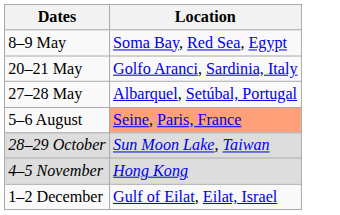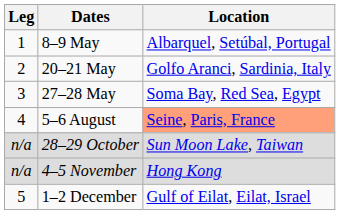+ column: (21, 17)
(200, 42) Soma Bay, Red Sea, Egypt -> (239, 42) Albarquel, Setúbal, Portugal
(205, 94) Albarquel, Setúbal, Portugal -> (234, 94) Soma Bay, Red Sea, Egypt
